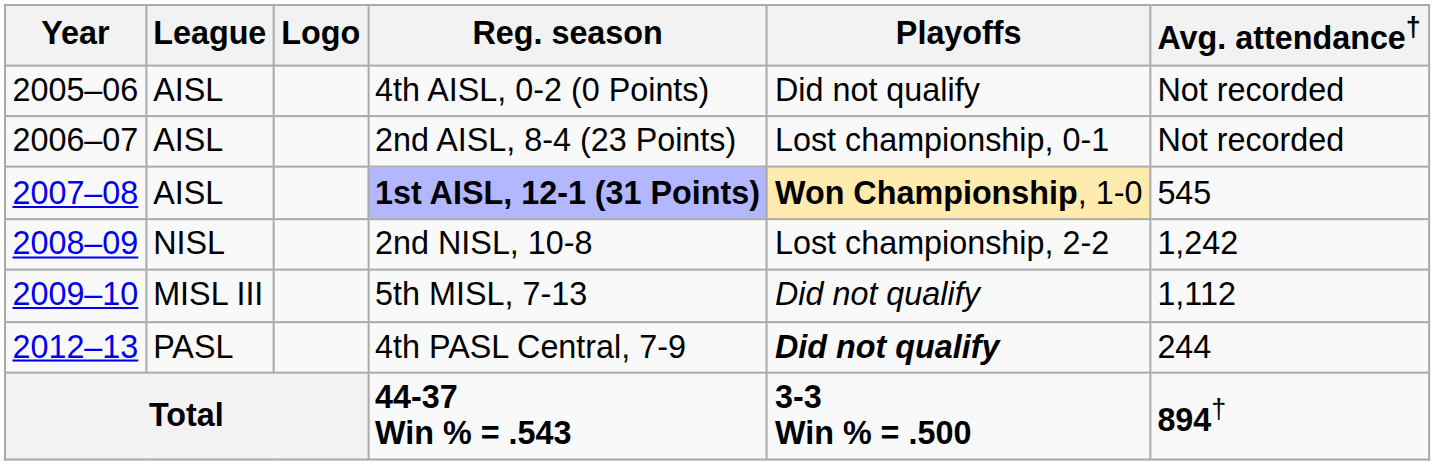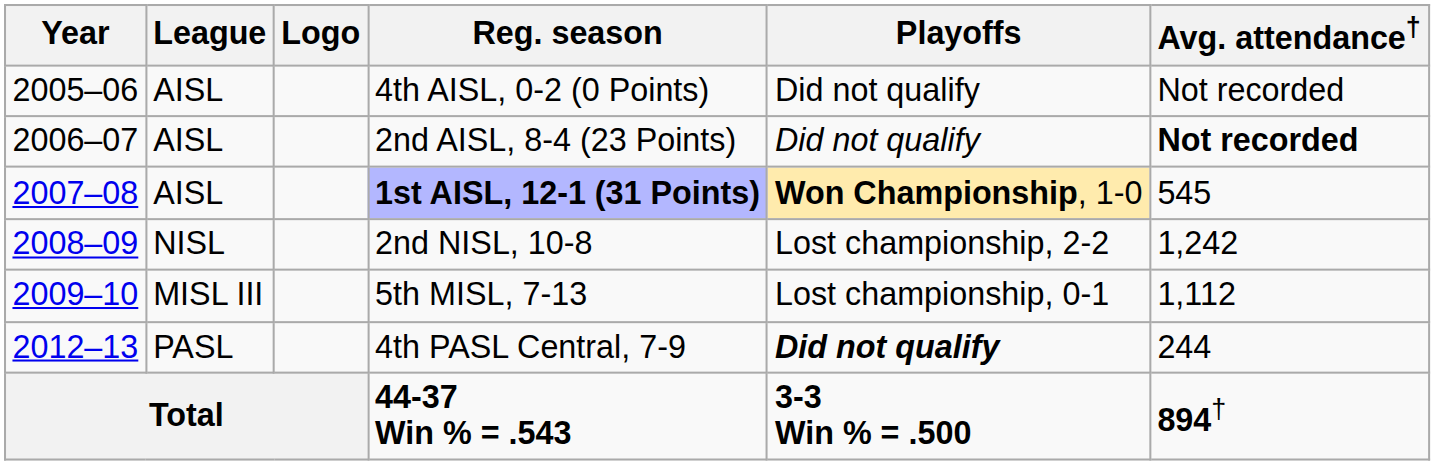(942, 141) Lost championship, 0-1 -> (877, 141) Did not qualify
(1251, 141) normal -> (1258, 141) bold
(877, 295) Did not qualify -> (942, 295) Lost championship, 0-1
